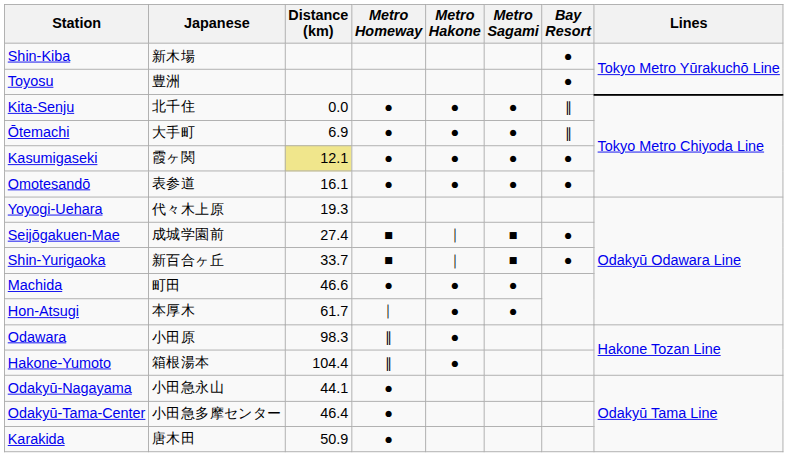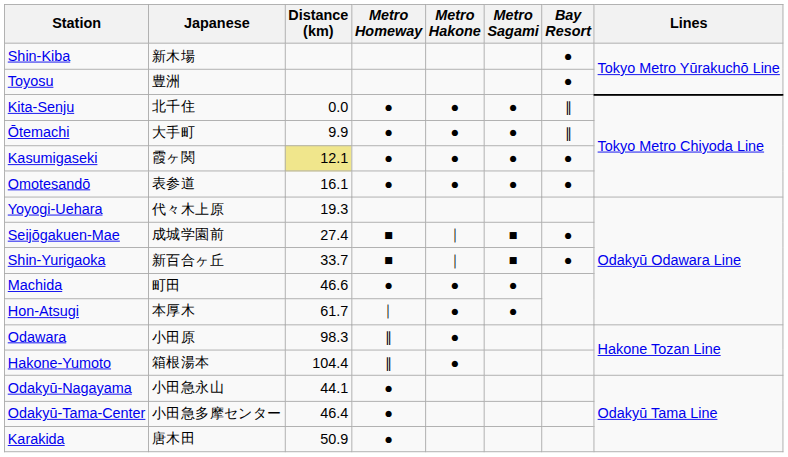(338, 132) 6.9 -> (338, 132) 9.9
